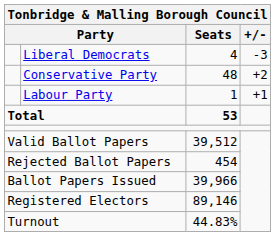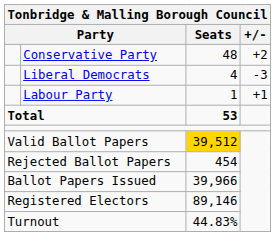rows swapped: (90, 75) <-> (86, 55)
(215, 141) no background -> (215, 141) gold background
